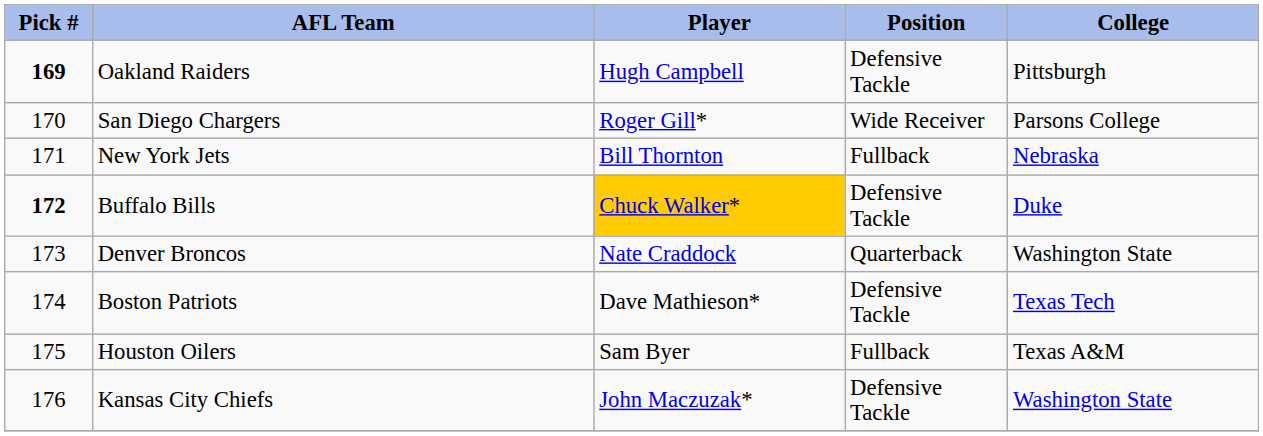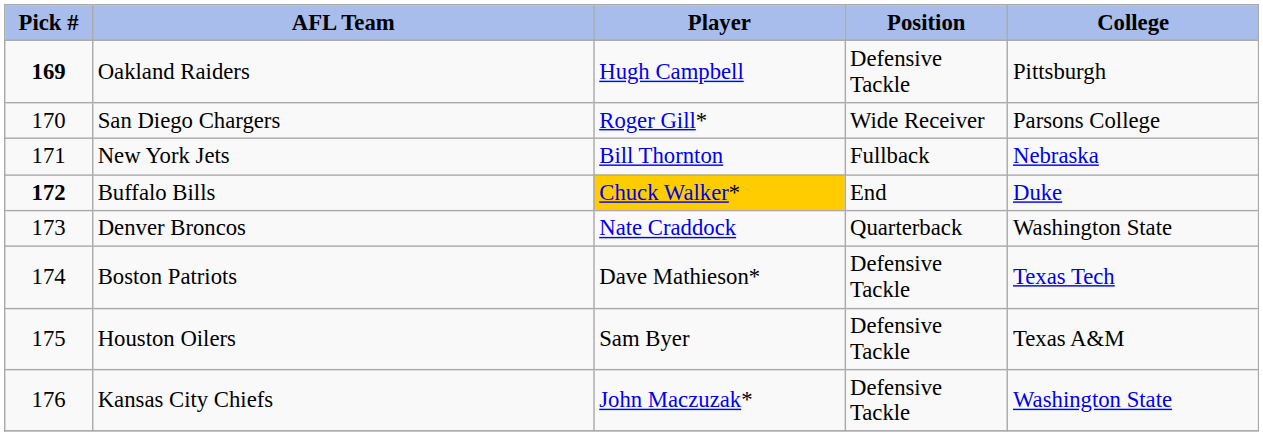(896, 204) Defensive Tackle -> (868, 192) End
(890, 351) Fullback -> (896, 338) Defensive Tackle
